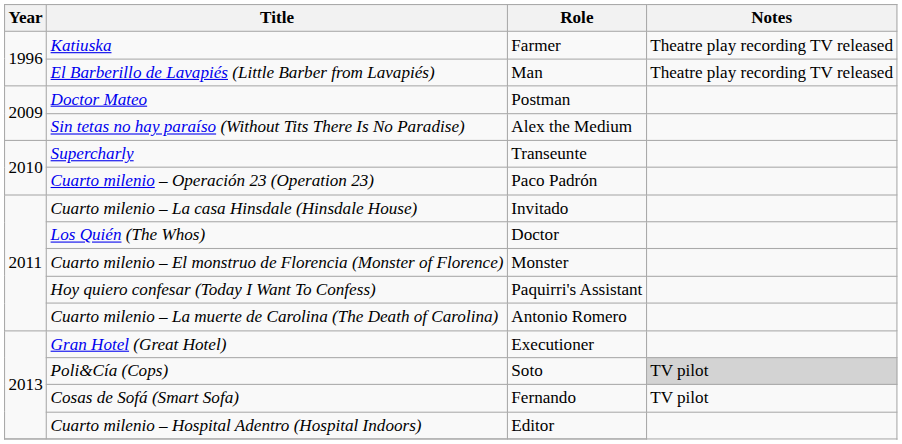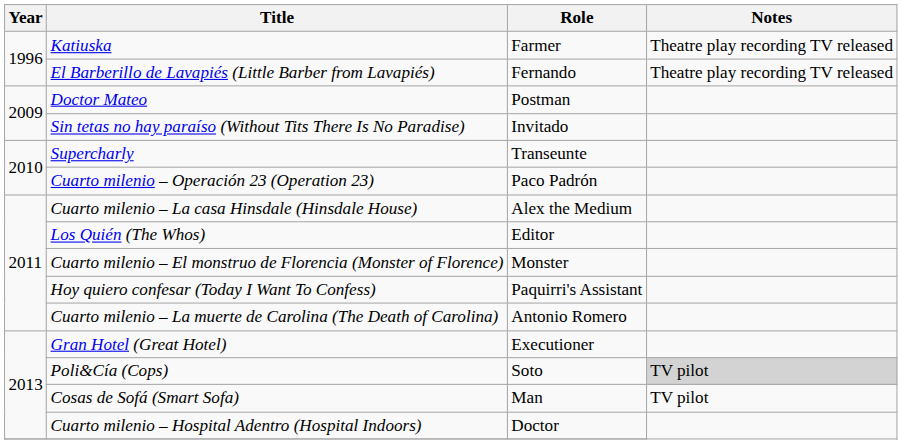(527, 72) Man -> (544, 72) Fernando
(572, 126) Alex the Medium -> (540, 126) Invitado
(540, 208) Invitado -> (572, 208) Alex the Medium
(535, 235) Doctor -> (533, 235) Editor
(544, 398) Fernando -> (527, 398) Man
(533, 425) Editor -> (535, 425) Doctor
